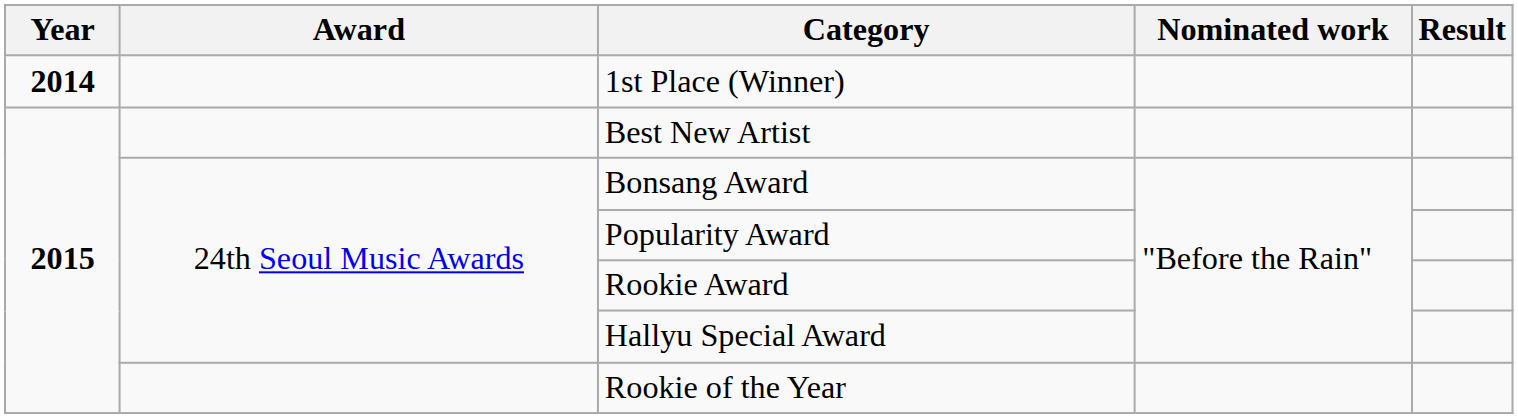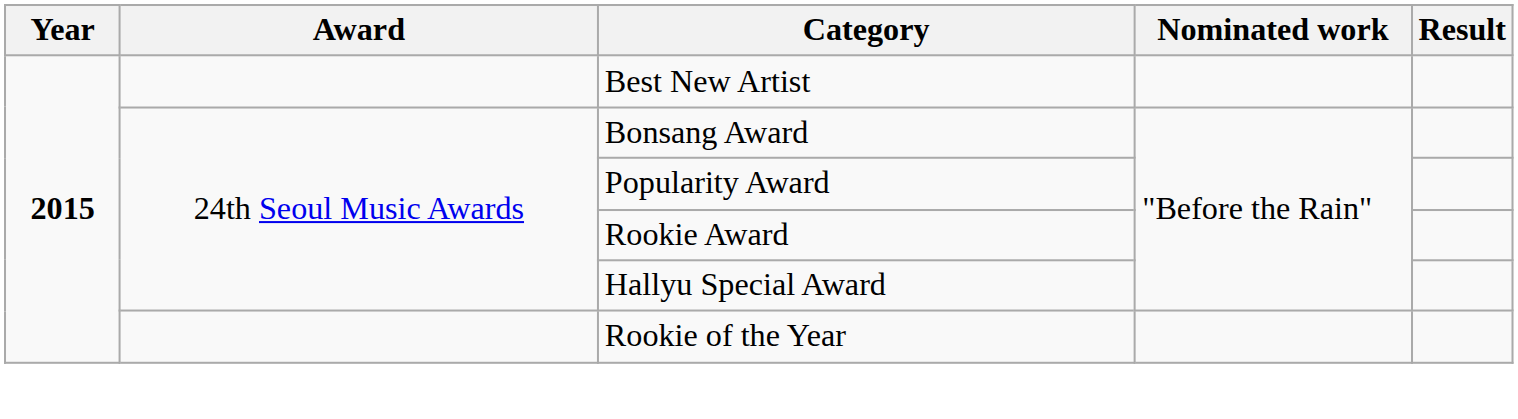- row: (725, 81)
